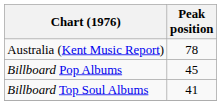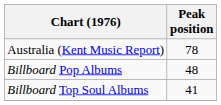(192, 69) 45 -> (192, 69) 48
